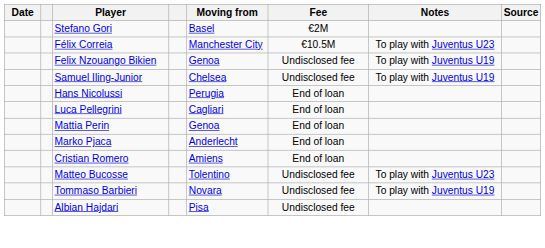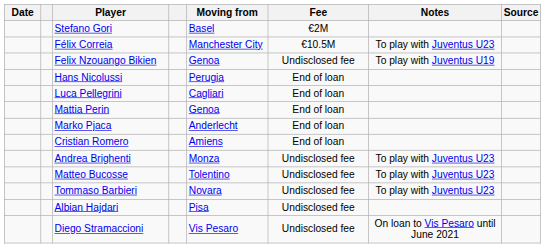- row: (98, 77)
+ row: (93, 158)
(435, 191) To play with Juventus U19 -> (435, 191) To play with Juventus U23
+ row: (99, 229)
